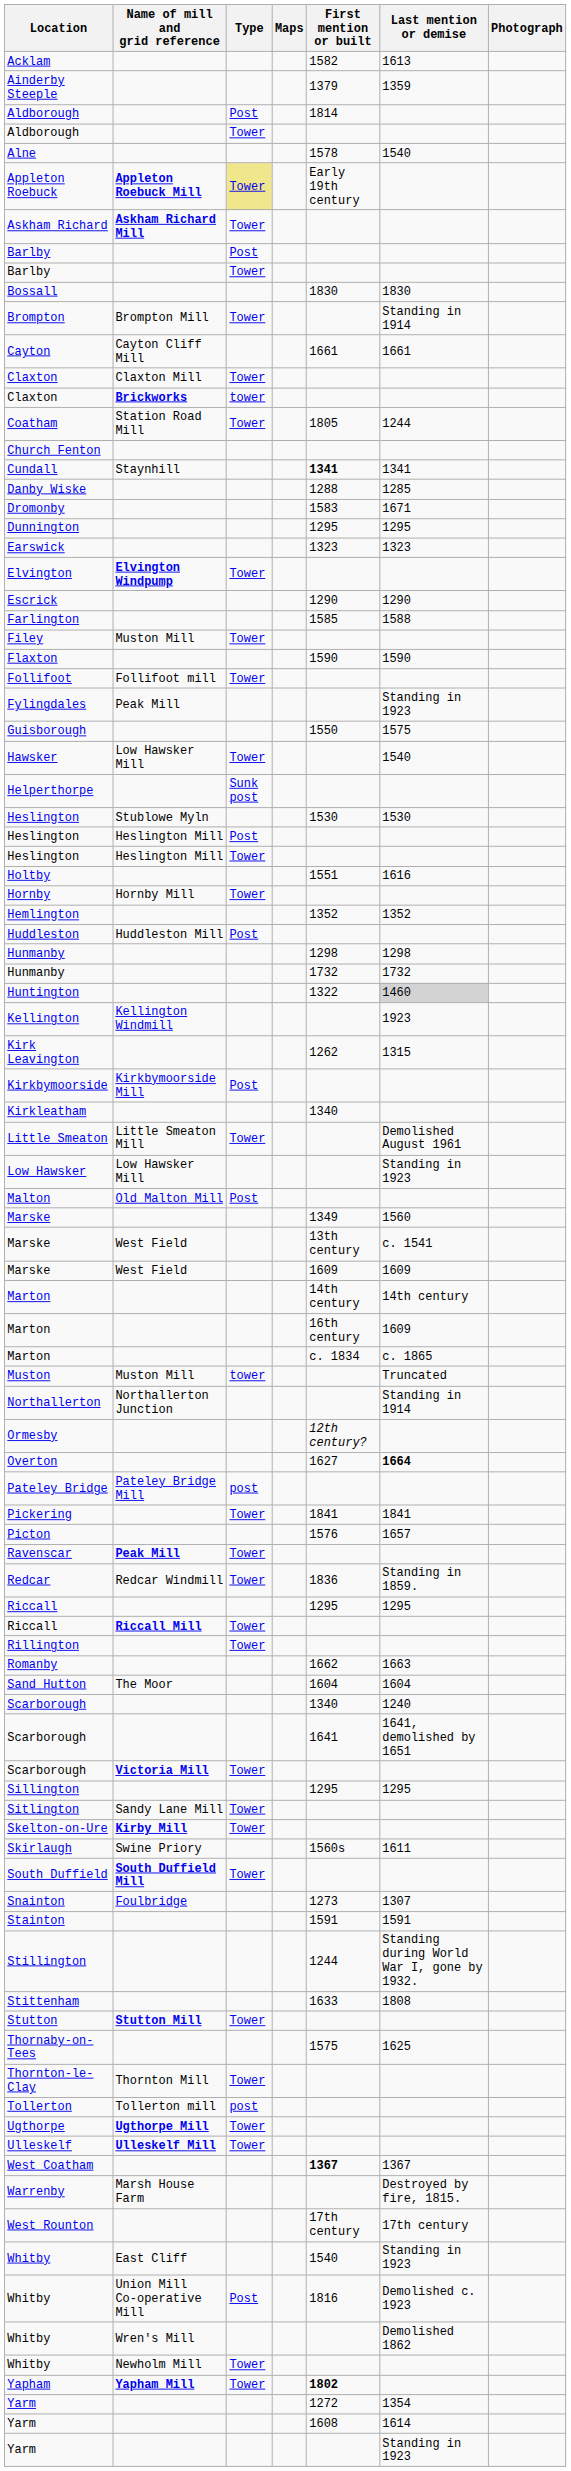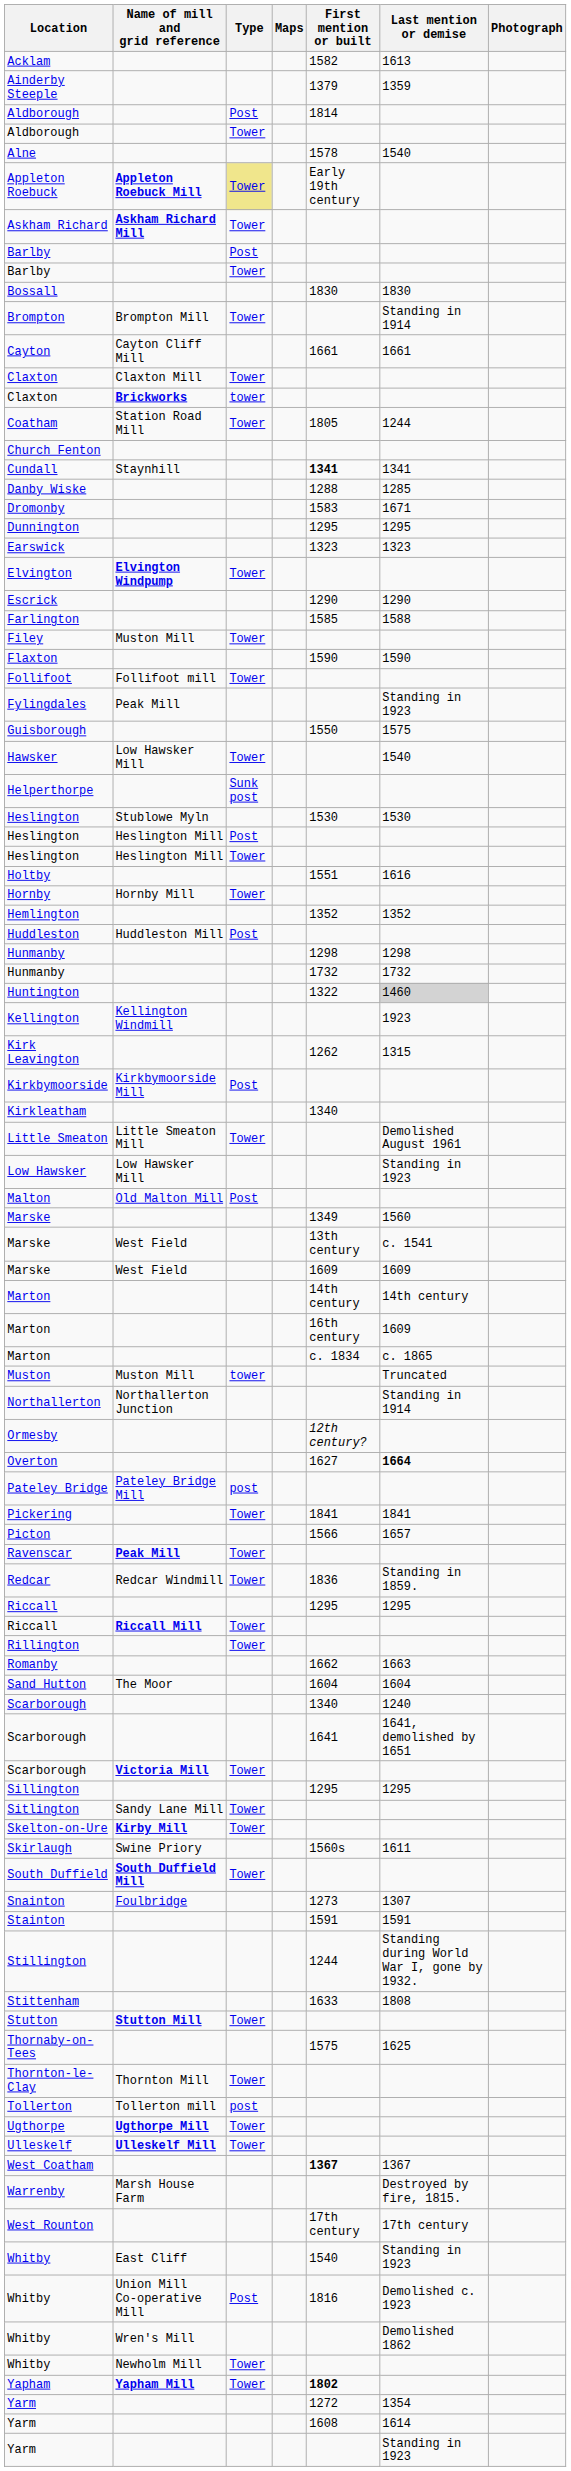(324, 1534) 1576 -> (324, 1534) 1566
